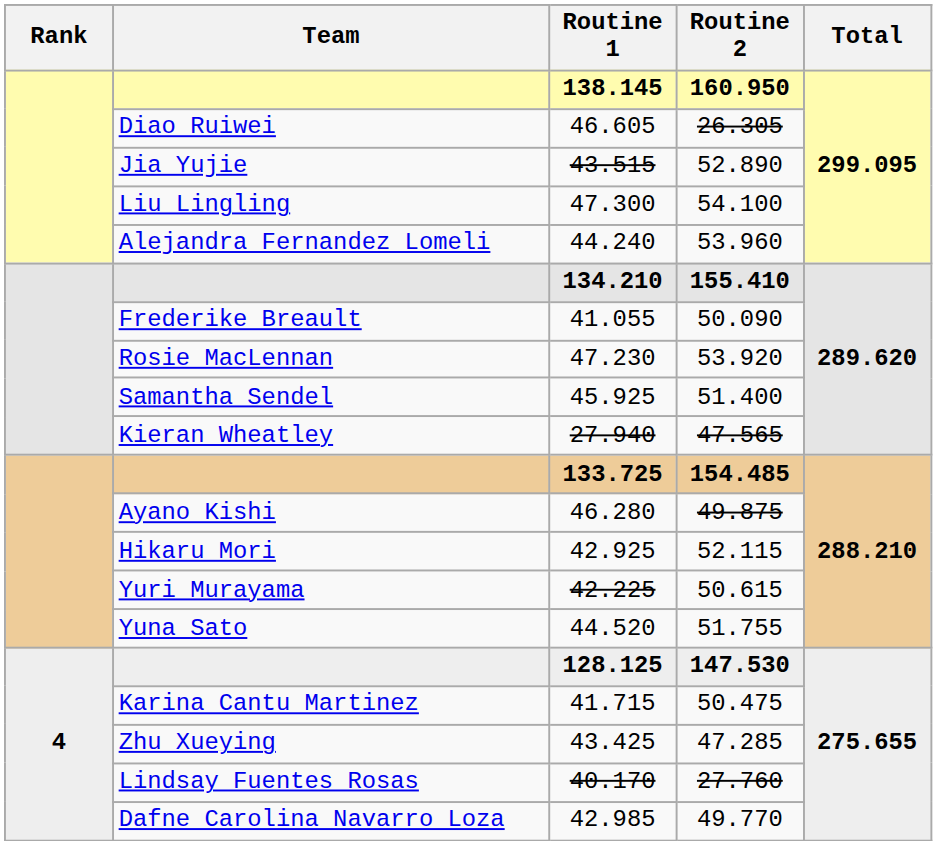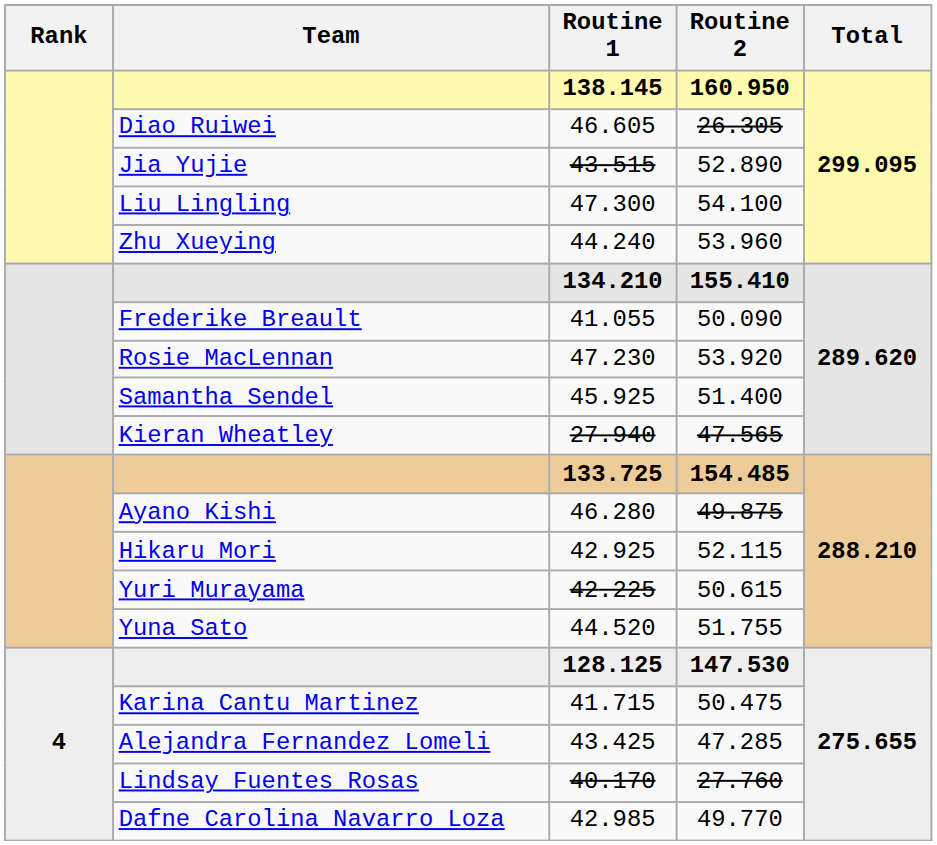(305, 244) Alejandra Fernandez Lomeli -> (197, 244) Zhu Xueying
(197, 744) Zhu Xueying -> (305, 744) Alejandra Fernandez Lomeli
